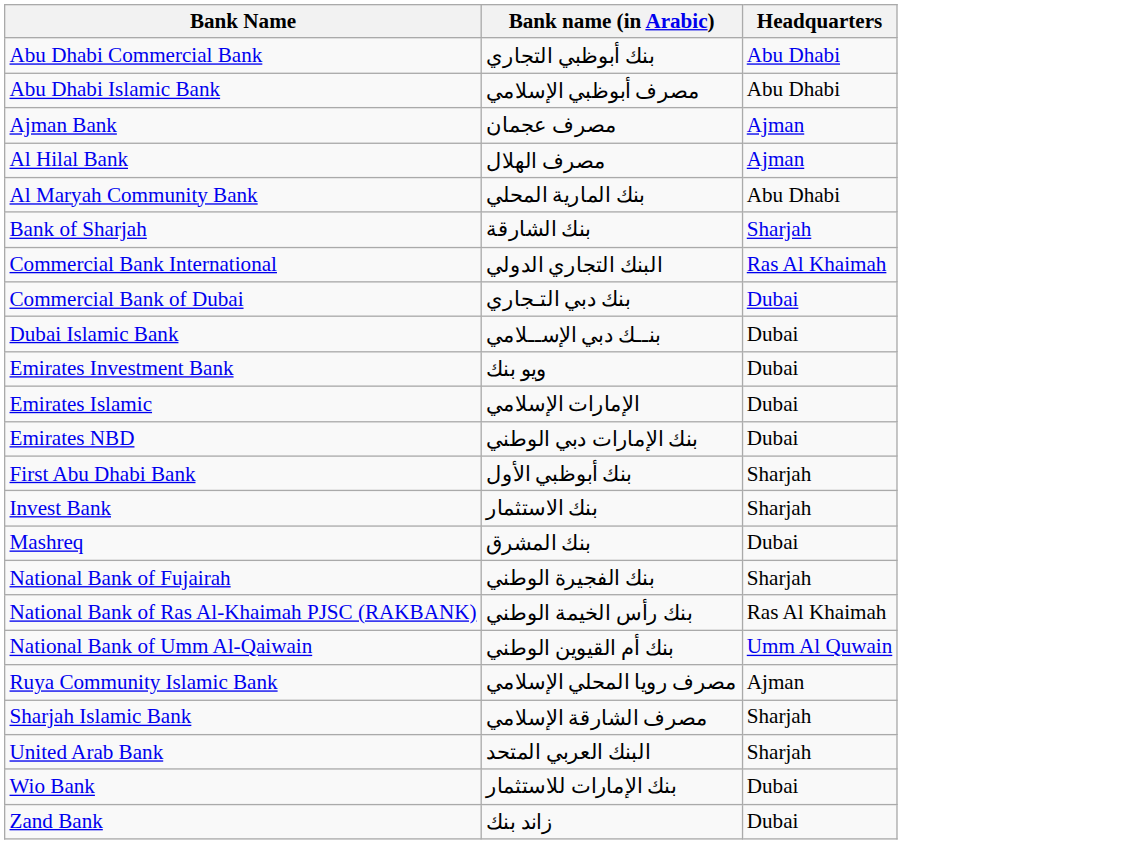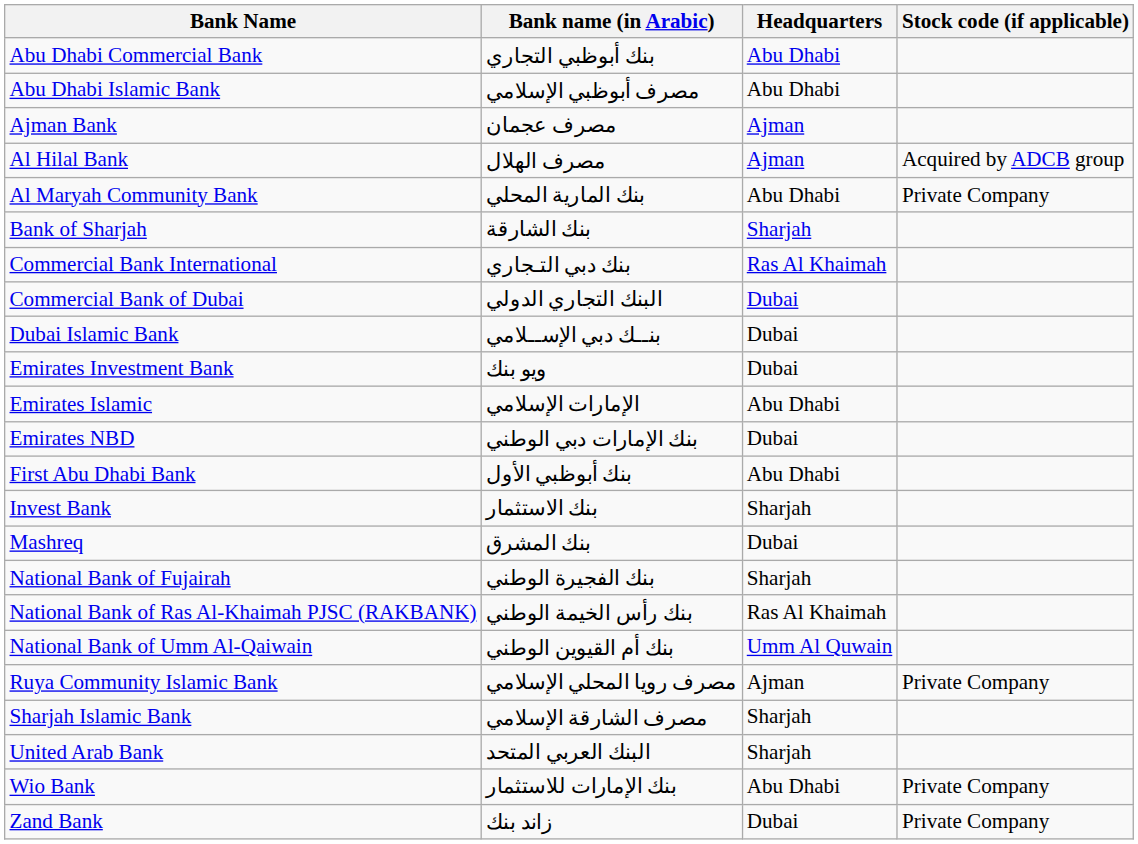+ column: (1016, 21)
(574, 264) البنك التجاري الدولي -> (558, 264) بنك دبي التـجاري
(558, 299) بنك دبي التـجاري -> (574, 299) البنك التجاري الدولي
(773, 403) Dubai -> (793, 403) Abu Dhabi
(779, 473) Sharjah -> (793, 473) Abu Dhabi
(773, 786) Dubai -> (793, 786) Abu Dhabi
